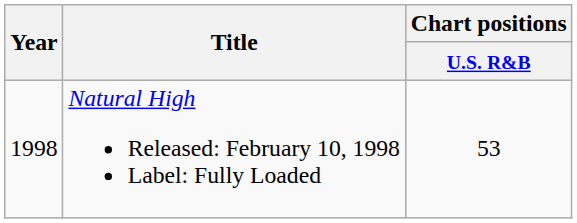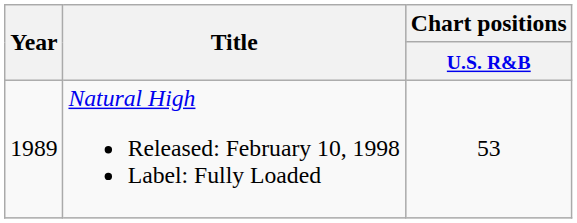(34, 148) 1998 -> (34, 148) 1989
